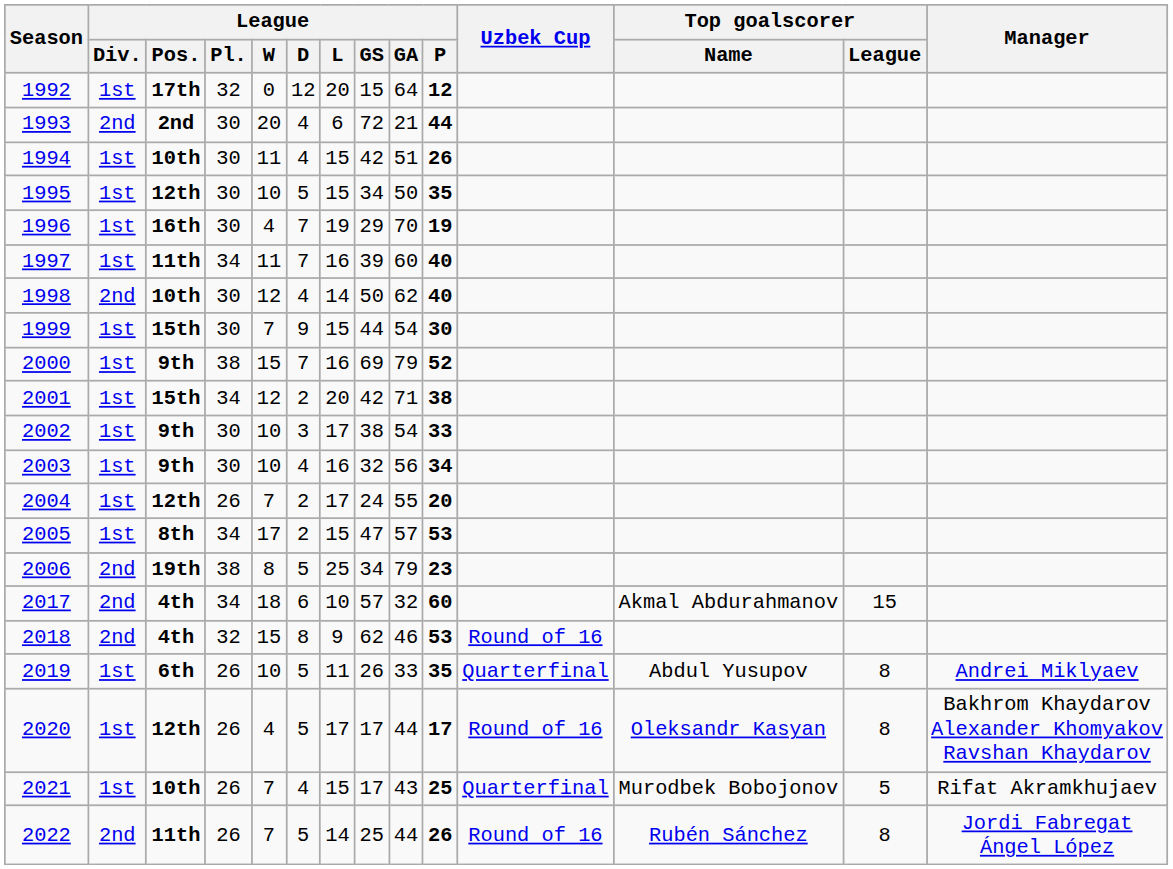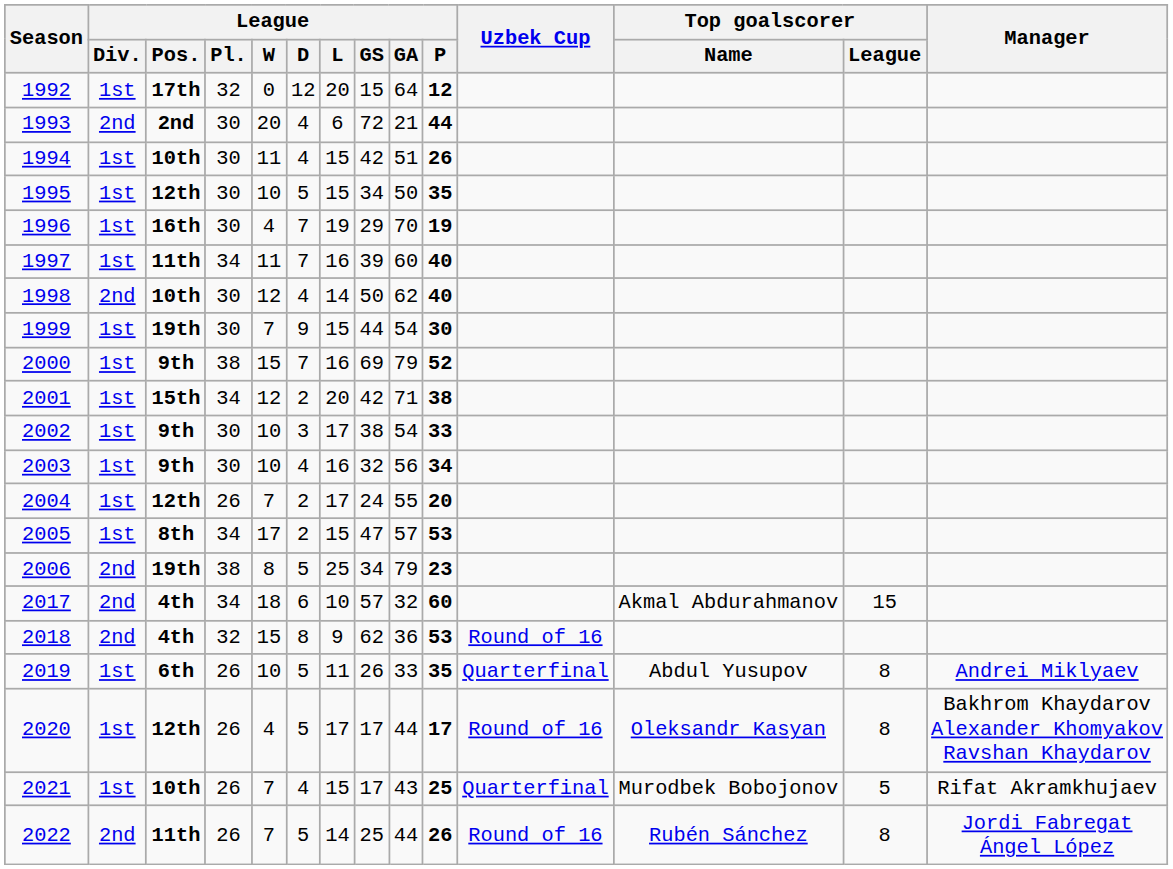(176, 329) 15th -> (176, 329) 19th
(406, 637) 46 -> (406, 637) 36
